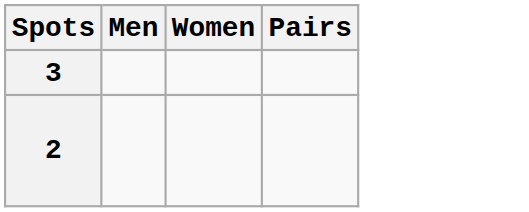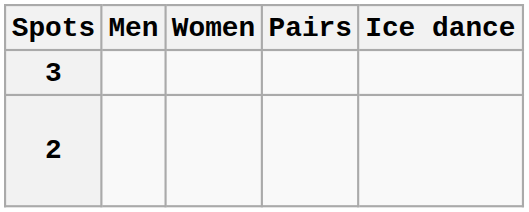+ column: (440, 28)
